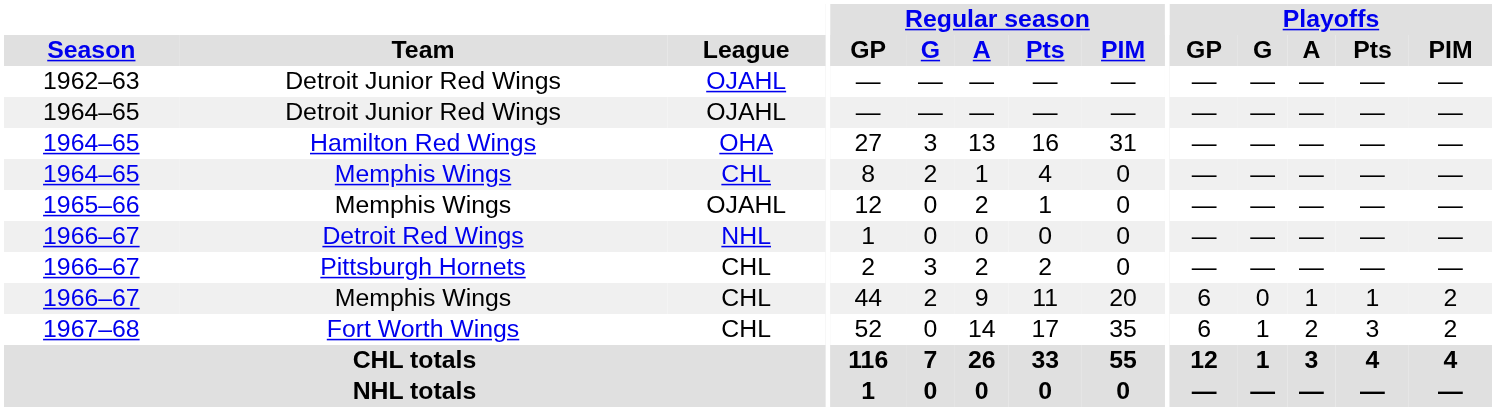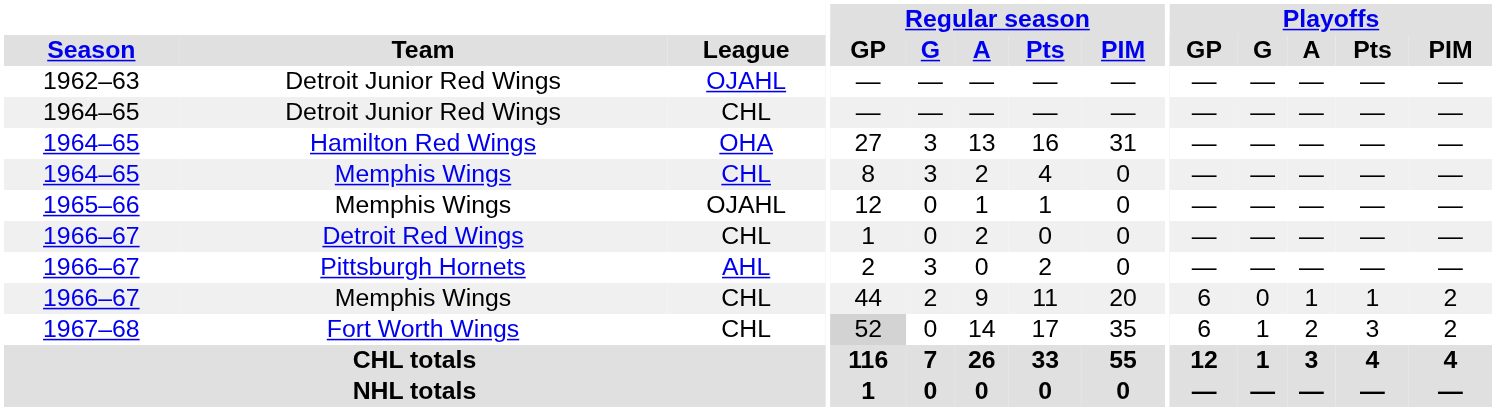(746, 112) OJAHL -> (746, 112) CHL
(930, 174) 2 -> (930, 174) 3
(982, 174) 1 -> (982, 174) 2
(982, 205) 2 -> (982, 205) 1
(746, 236) NHL -> (746, 236) CHL
(982, 236) 0 -> (982, 236) 2
(746, 267) CHL -> (746, 267) AHL
(982, 267) 2 -> (982, 267) 0
(868, 329) no background -> (868, 329) lightgrey background
